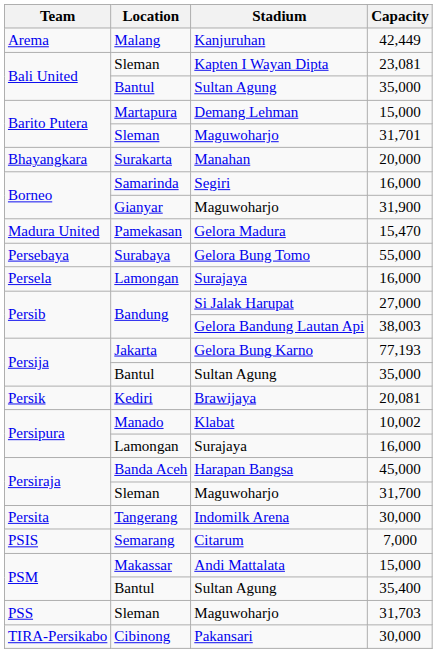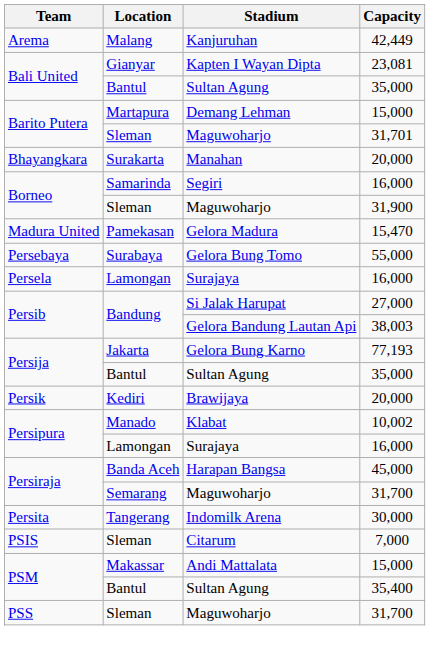(137, 64) Sleman -> (131, 64) Gianyar
(139, 207) Gianyar -> (129, 207) Sleman
(400, 398) 20,081 -> (392, 398) 20,000
(137, 493) Sleman -> (136, 493) Semarang
(144, 541) Semarang -> (129, 541) Sleman
(400, 612) 31,703 -> (392, 612) 31,700
- row: (58, 636)
